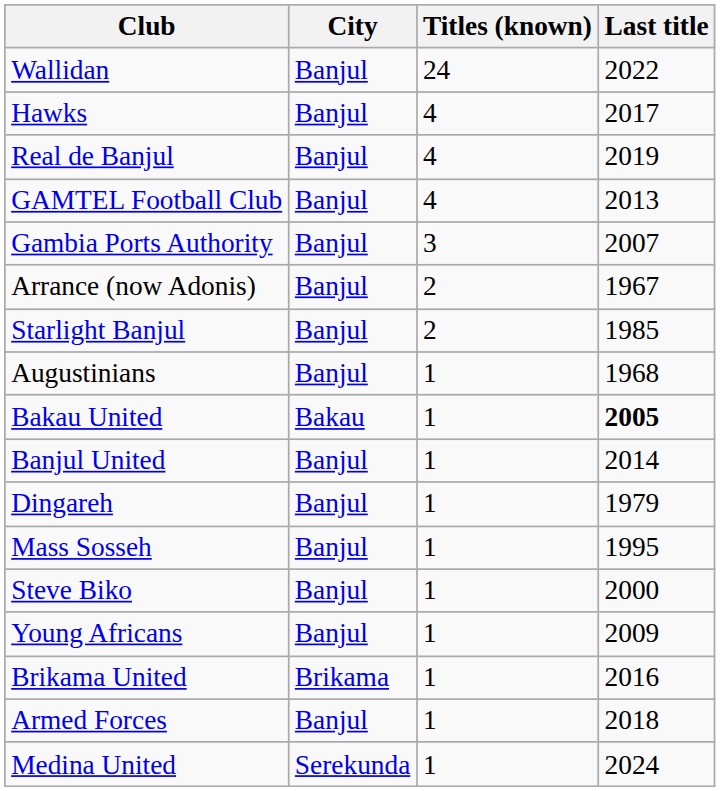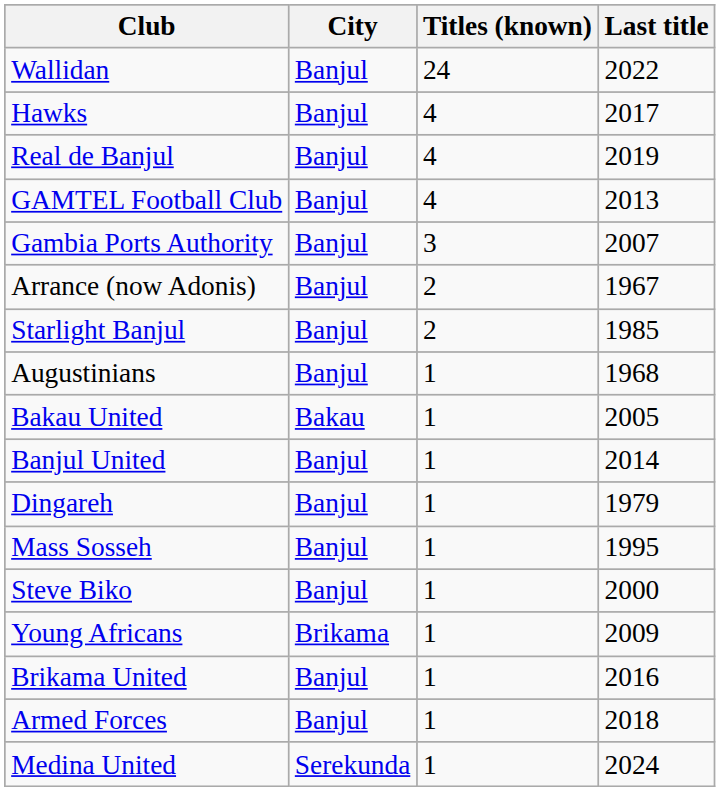(632, 416) bold -> (632, 416) normal
(331, 633) Banjul -> (342, 633) Brikama
(342, 677) Brikama -> (331, 677) Banjul
